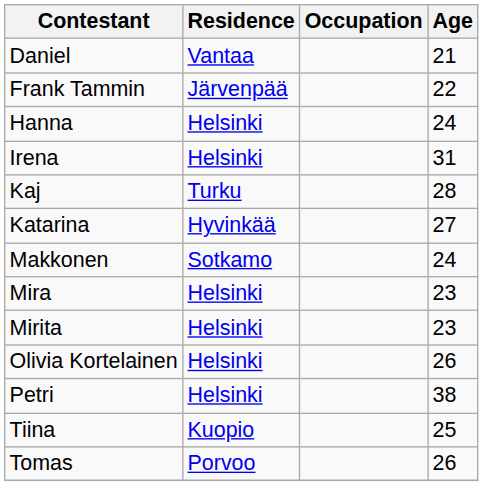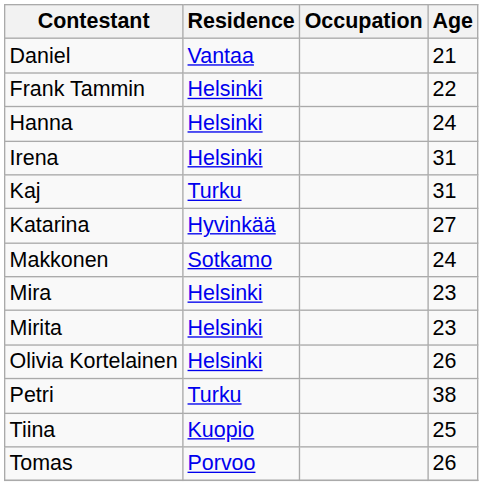(238, 89) Järvenpää -> (225, 89) Helsinki
(444, 191) 28 -> (444, 191) 31
(225, 395) Helsinki -> (215, 395) Turku
